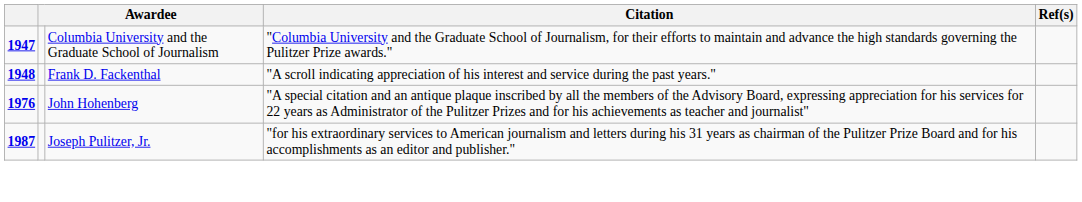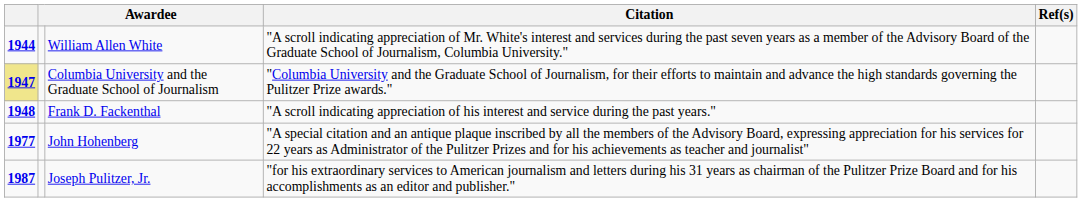+ row: (105, 44)
(21, 44) no background -> (21, 82) khaki background
(21, 104) 1976 -> (21, 141) 1977
